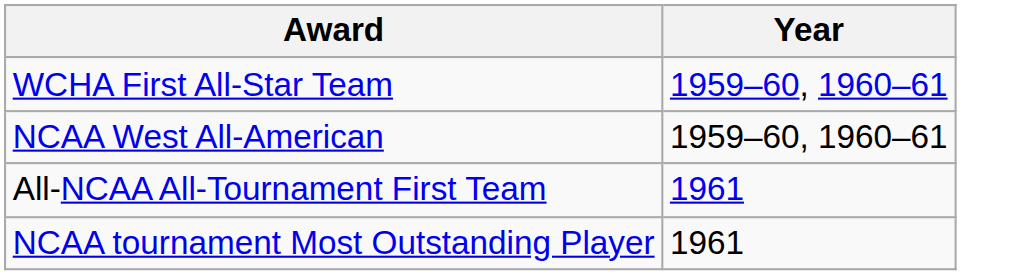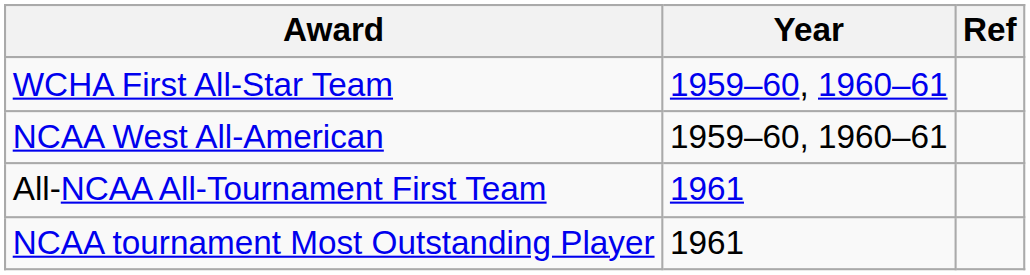+ column: (990, 30)
